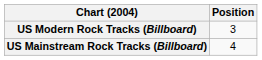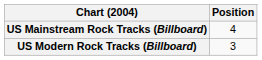rows swapped: (107, 47) <-> (107, 30)
